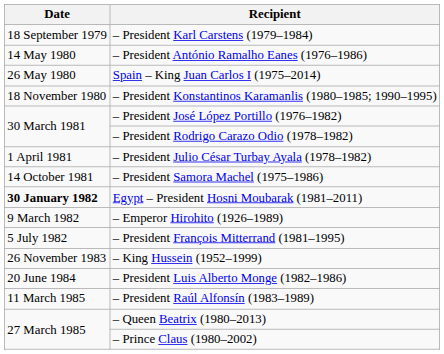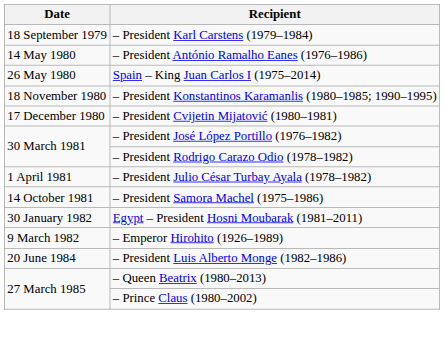+ row: (225, 116)
(53, 197) bold -> (50, 217) normal
- row: (229, 237)
- row: (187, 258)
- row: (213, 298)
